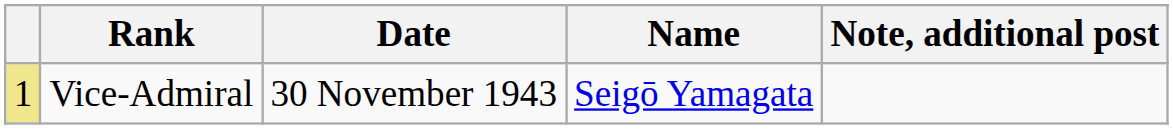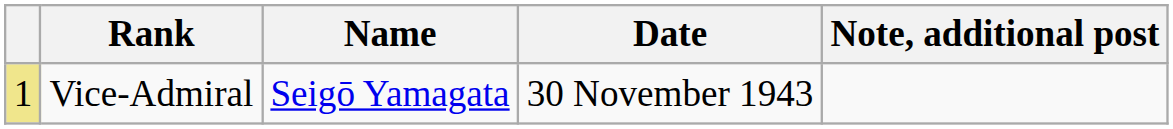columns swapped: (694, 33) <-> (414, 33)
